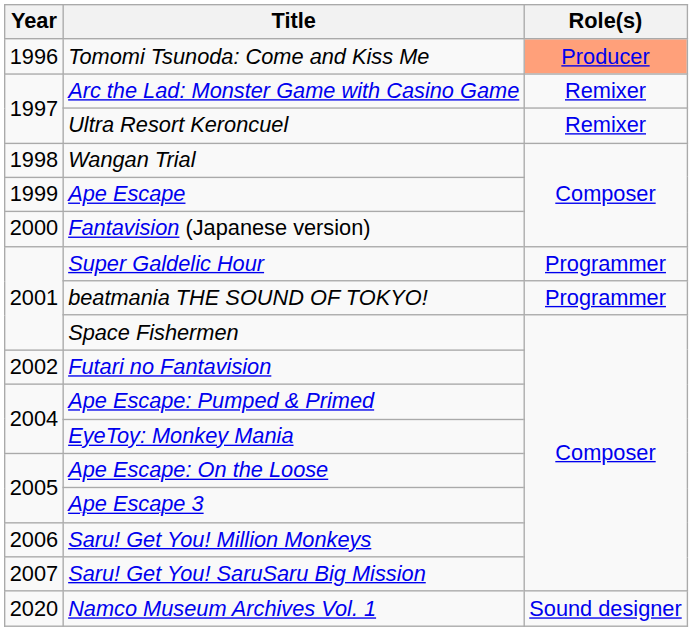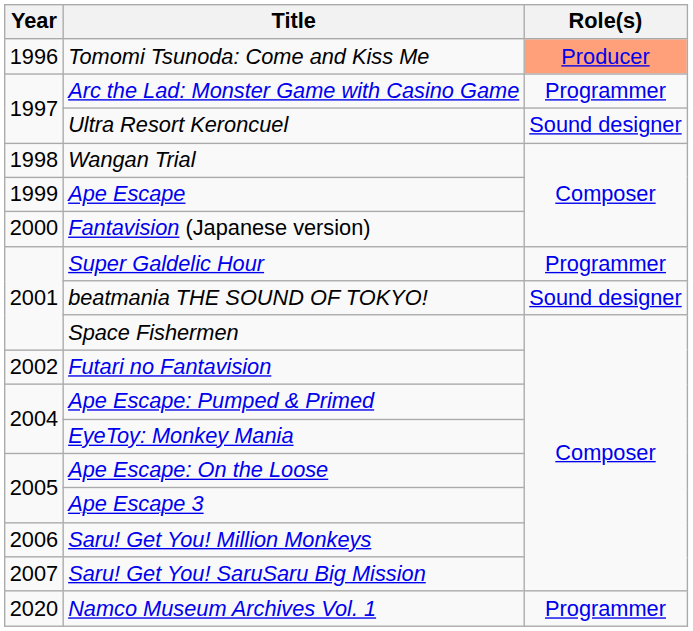(606, 90) Remixer -> (606, 90) Programmer
(606, 125) Remixer -> (606, 125) Sound designer
(606, 297) Programmer -> (606, 297) Sound designer
(606, 608) Sound designer -> (606, 608) Programmer
